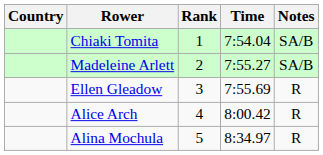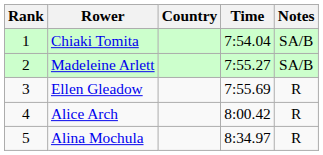columns swapped: (199, 16) <-> (36, 16)
